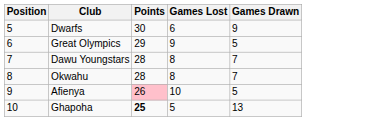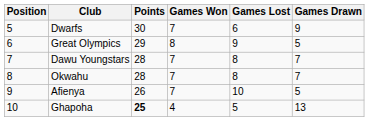+ column: (199, 12)
(140, 92) pink background -> (140, 92) no background
